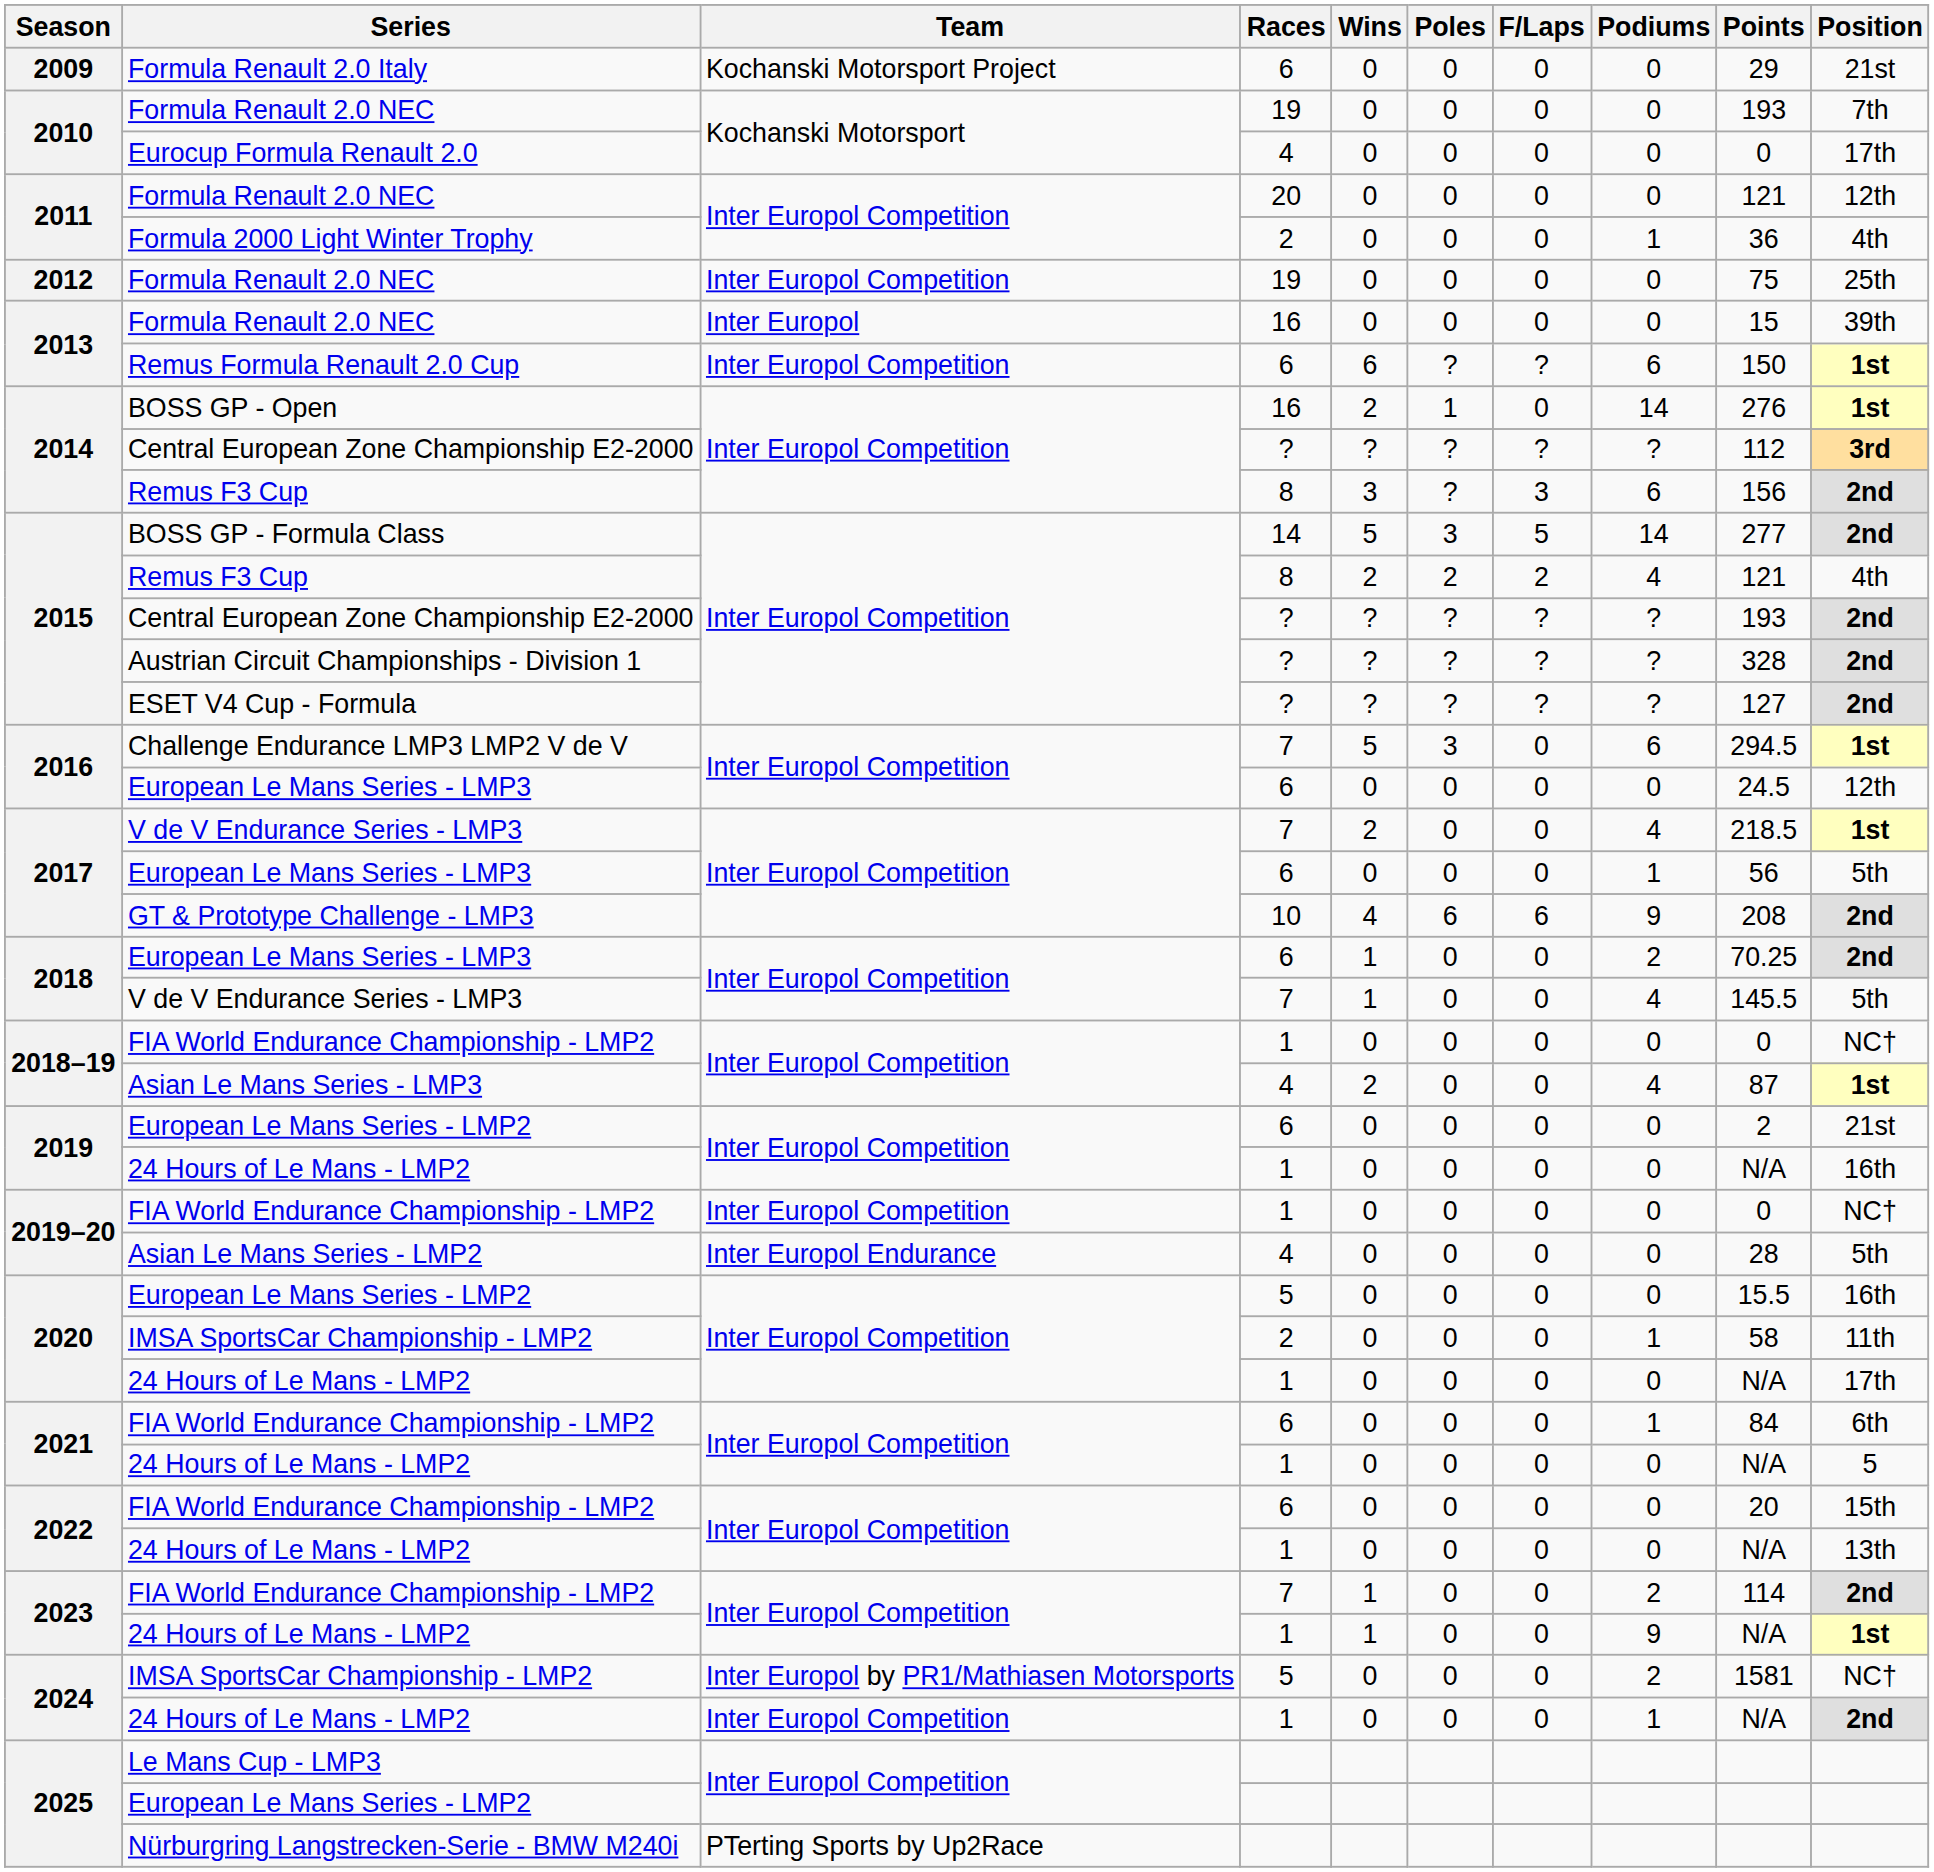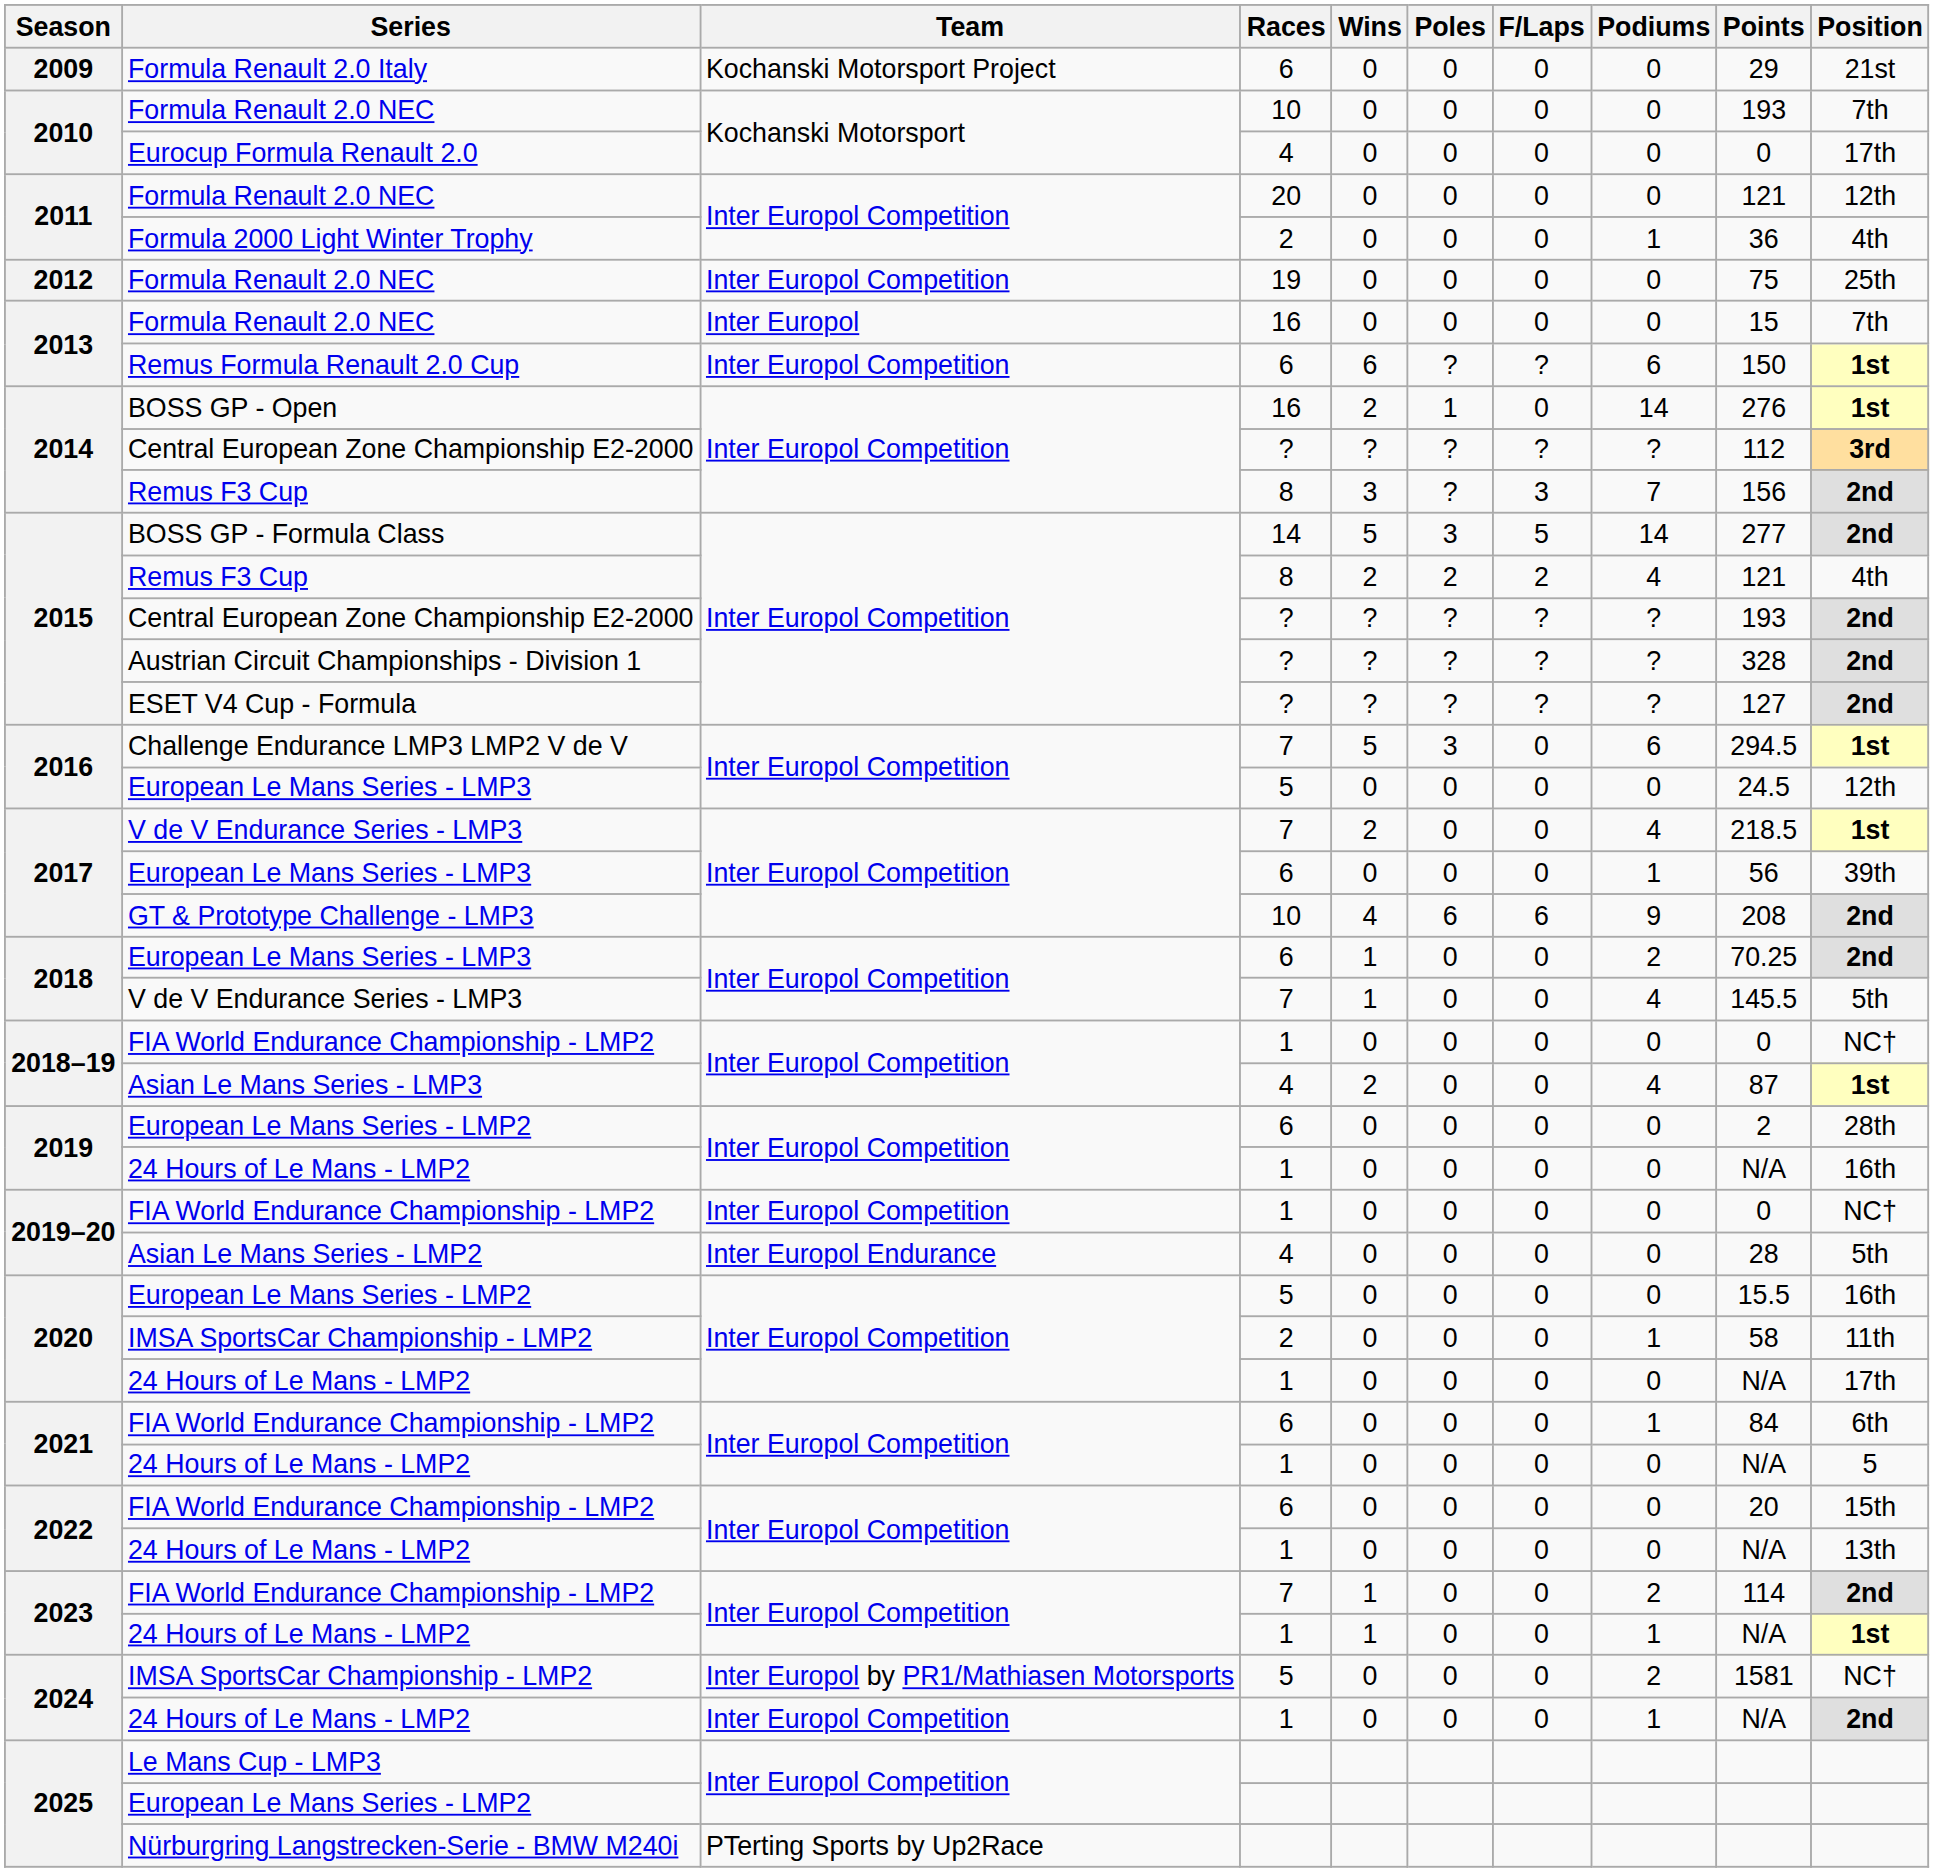(1286, 111) 19 -> (1286, 111) 10
(1870, 323) 39th -> (1870, 323) 7th
(1654, 492) 6 -> (1654, 492) 7
(1286, 788) 6 -> (1286, 788) 5
(1870, 873) 5th -> (1870, 873) 39th
(1870, 1127) 21st -> (1870, 1127) 28th
(1654, 1634) 9 -> (1654, 1634) 1
